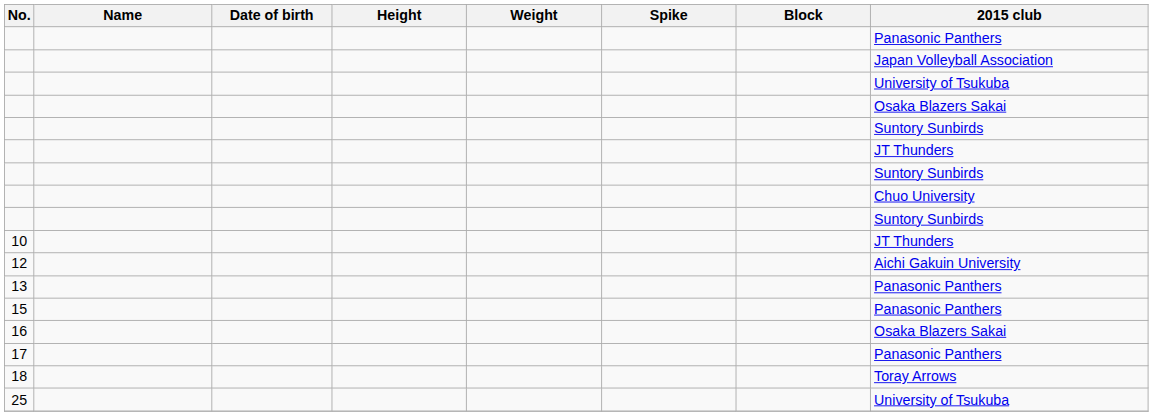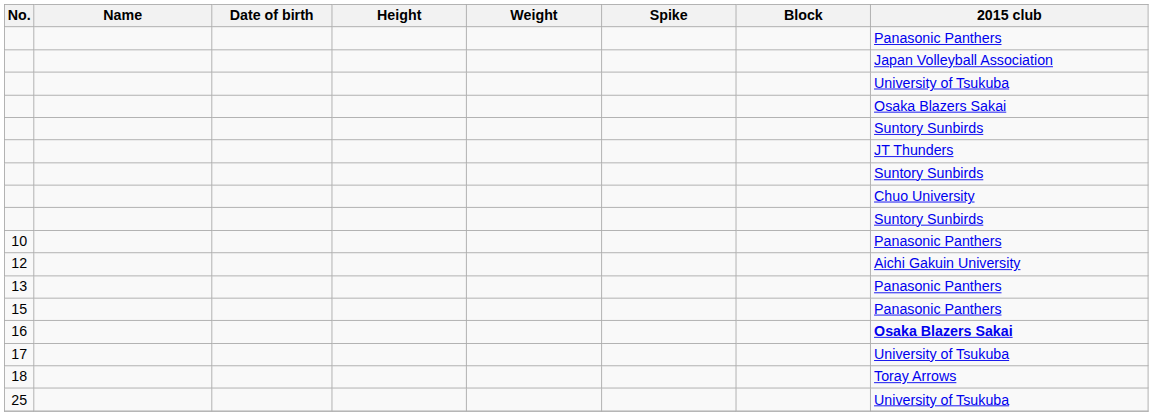(914, 241) JT Thunders -> (938, 241) Panasonic Panthers
(940, 331) normal -> (943, 331) bold
(938, 354) Panasonic Panthers -> (942, 354) University of Tsukuba
